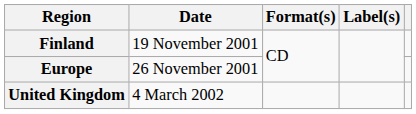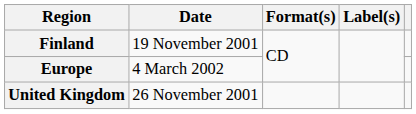(195, 69) 26 November 2001 -> (178, 69) 4 March 2002
(178, 95) 4 March 2002 -> (195, 95) 26 November 2001
